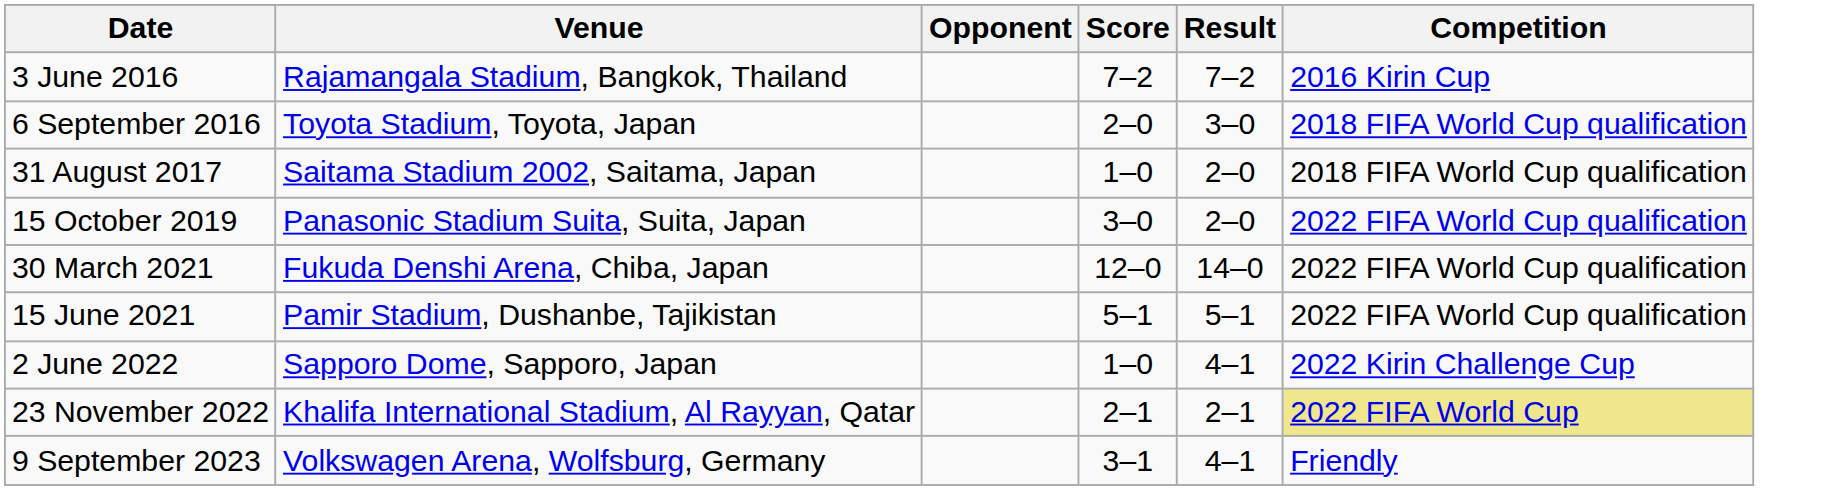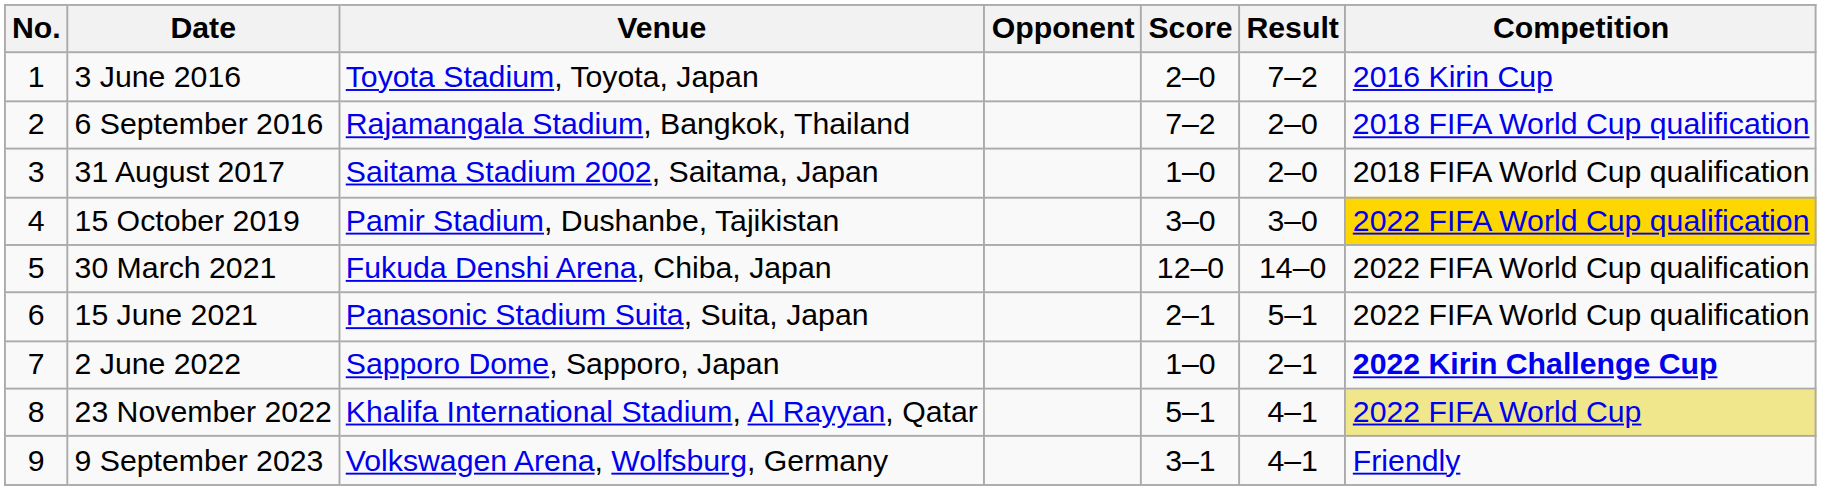+ column: (36, 28)
(565, 76) Rajamangala Stadium, Bangkok, Thailand -> (552, 76) Toyota Stadium, Toyota, Japan
(1128, 76) 7–2 -> (1190, 76) 2–0
(490, 124) Toyota Stadium, Toyota, Japan -> (628, 124) Rajamangala Stadium, Bangkok, Thailand
(1128, 124) 2–0 -> (1190, 124) 7–2
(1230, 124) 3–0 -> (1293, 124) 2–0
(544, 220) Panasonic Stadium Suita, Suita, Japan -> (593, 220) Pamir Stadium, Dushanbe, Tajikistan
(1230, 220) 2–0 -> (1293, 220) 3–0
(1518, 220) no background -> (1581, 220) gold background
(530, 316) Pamir Stadium, Dushanbe, Tajikistan -> (607, 316) Panasonic Stadium Suita, Suita, Japan
(1128, 316) 5–1 -> (1190, 316) 2–1
(1230, 364) 4–1 -> (1293, 364) 2–1
(1462, 364) normal -> (1535, 364) bold
(1128, 412) 2–1 -> (1190, 412) 5–1
(1230, 412) 2–1 -> (1293, 412) 4–1
